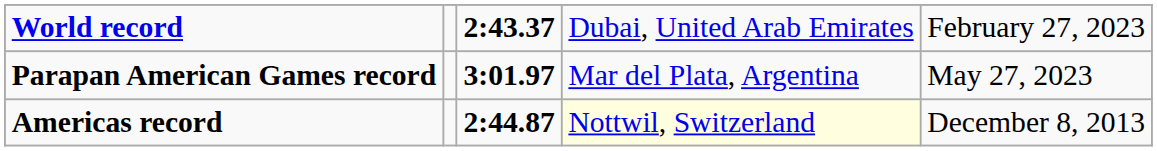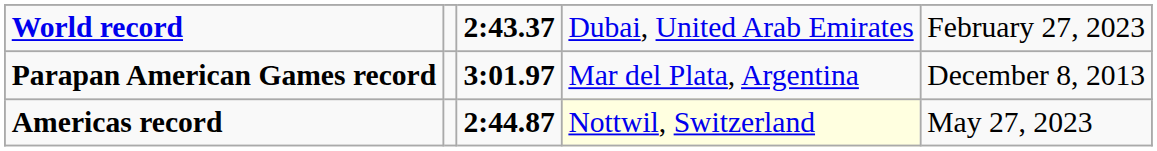(1010, 74) May 27, 2023 -> (1036, 74) December 8, 2013
(1036, 121) December 8, 2013 -> (1010, 121) May 27, 2023
